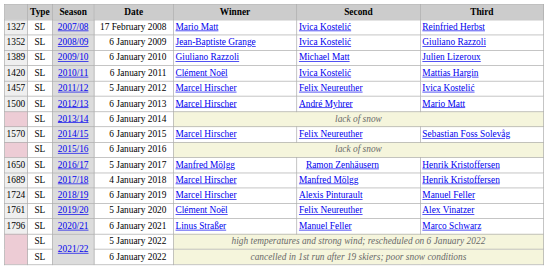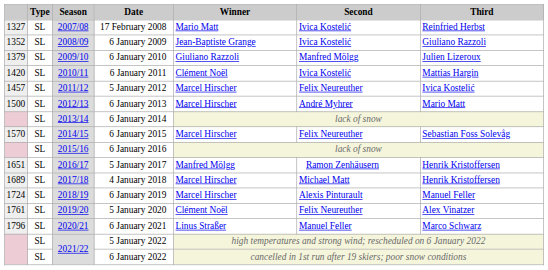(16, 57) 1389 -> (16, 57) 1379
(324, 57) Michael Matt -> (329, 57) Manfred Mölgg
(16, 164) 1650 -> (16, 164) 1651
(329, 180) Manfred Mölgg -> (324, 180) Michael Matt
